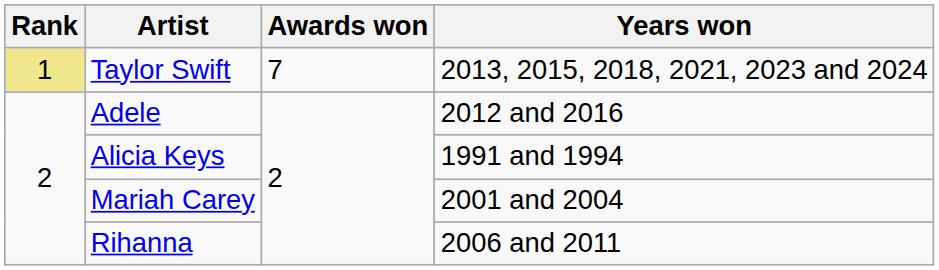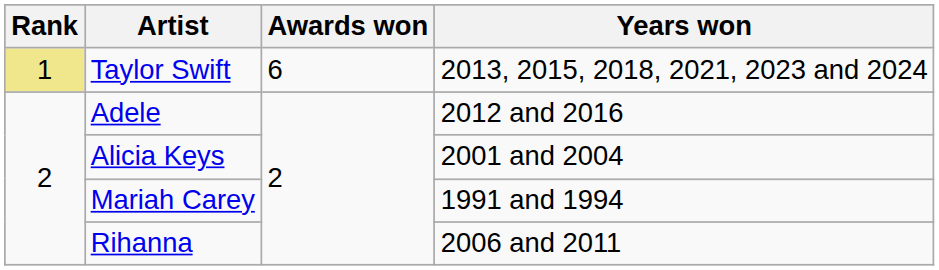(275, 69) 7 -> (275, 69) 6
(532, 156) 1991 and 1994 -> (532, 156) 2001 and 2004
(532, 199) 2001 and 2004 -> (532, 199) 1991 and 1994
